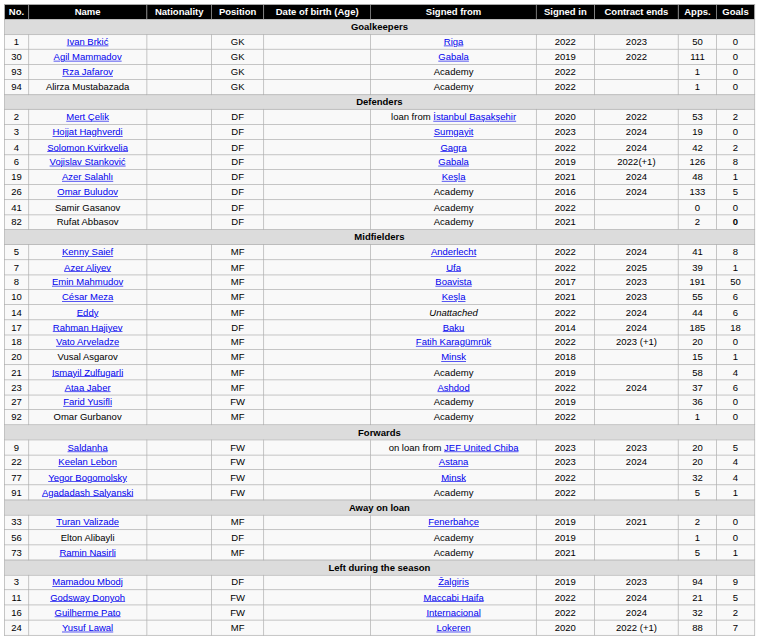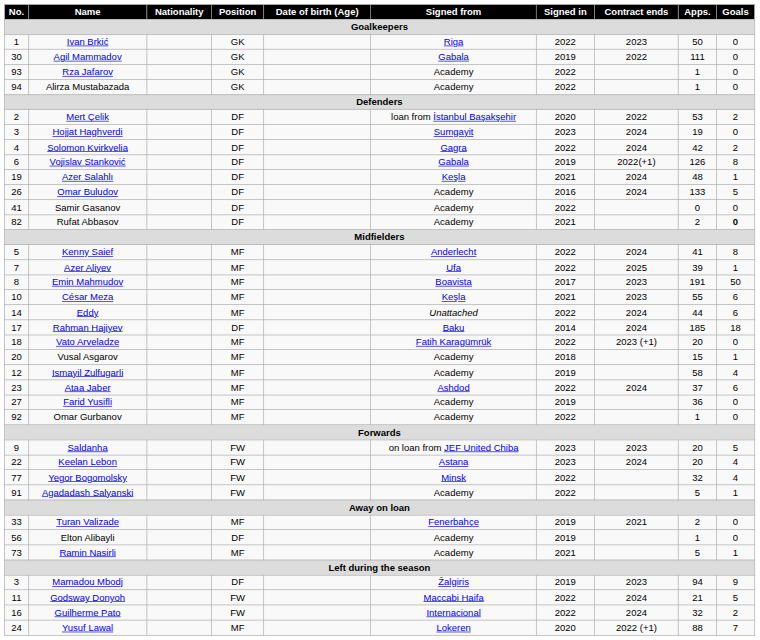(454, 358) Minsk -> (454, 358) Academy
(16, 373) 21 -> (16, 373) 12
(238, 403) FW -> (238, 403) MF
